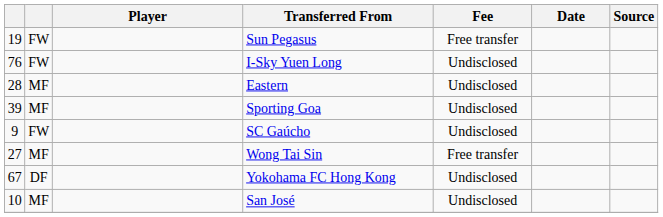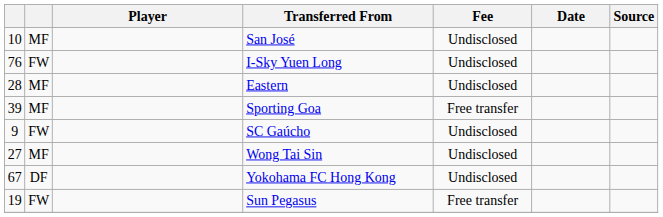rows swapped: (281, 39) <-> (270, 200)
(483, 108) Undisclosed -> (483, 108) Free transfer
(483, 154) Free transfer -> (483, 154) Undisclosed
